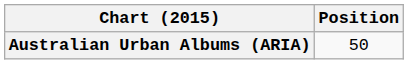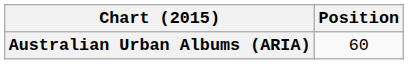(359, 46) 50 -> (359, 46) 60
